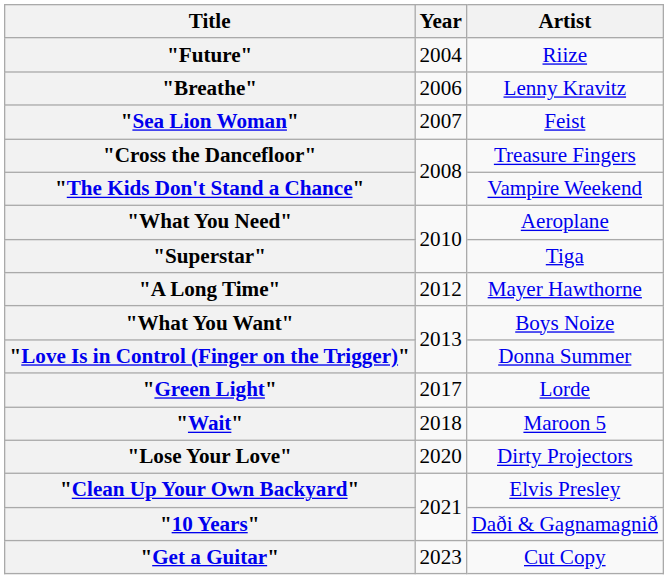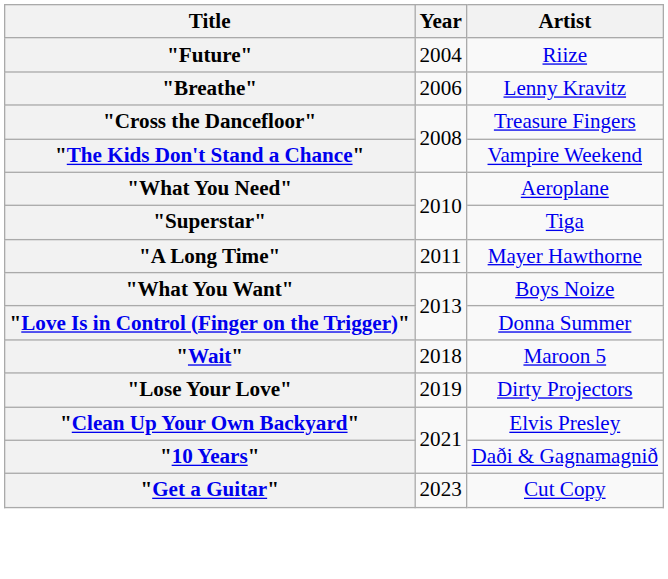- row: (210, 121)
(441, 289) 2012 -> (441, 255) 2011
- row: (210, 389)
(441, 456) 2020 -> (441, 389) 2019
